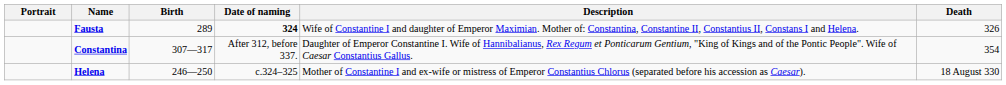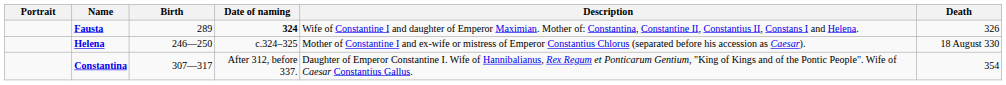rows swapped: (89, 71) <-> (101, 50)
